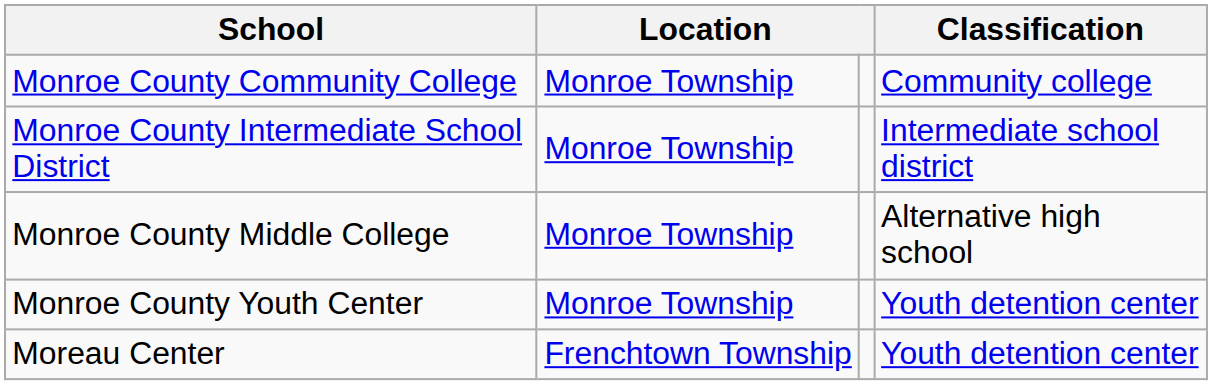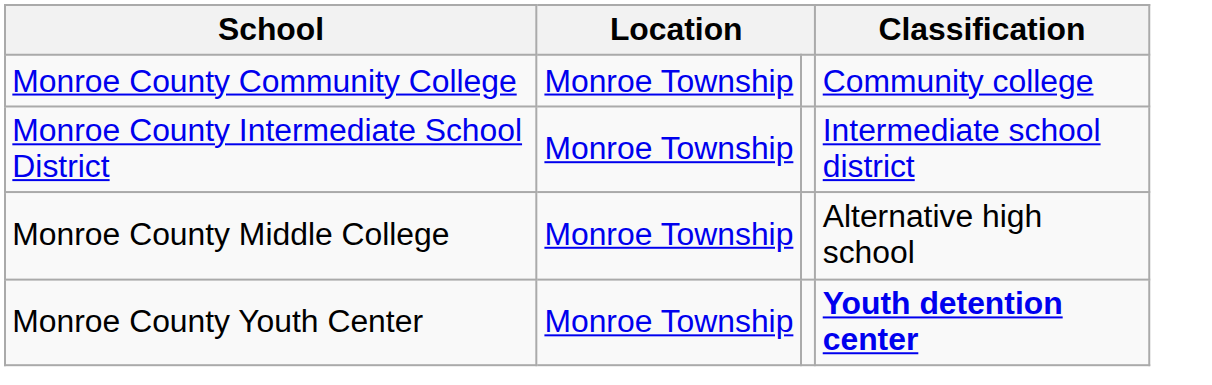(1040, 303) normal -> (943, 321) bold
- row: (119, 353)
